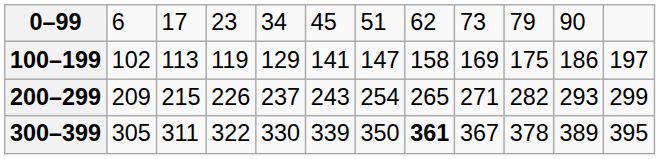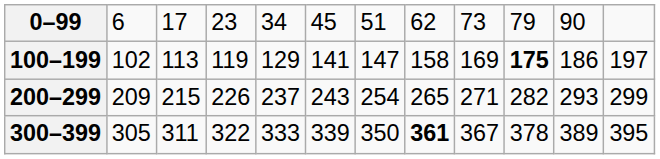(529, 60) normal -> (529, 60) bold
(281, 134) 330 -> (281, 134) 333
